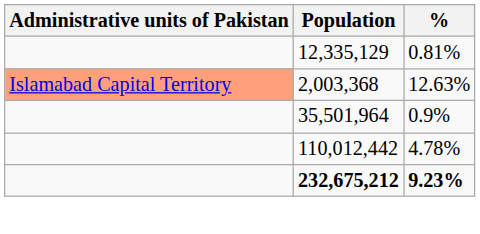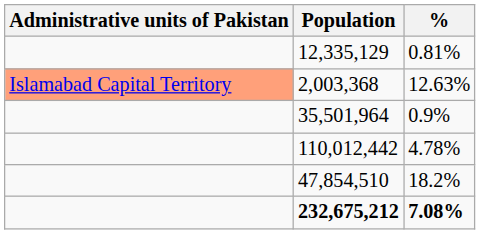+ row: (343, 180)
(436, 180) 9.23% -> (436, 212) 7.08%
